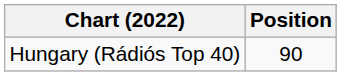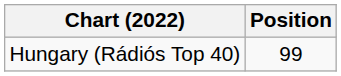(291, 53) 90 -> (291, 53) 99
